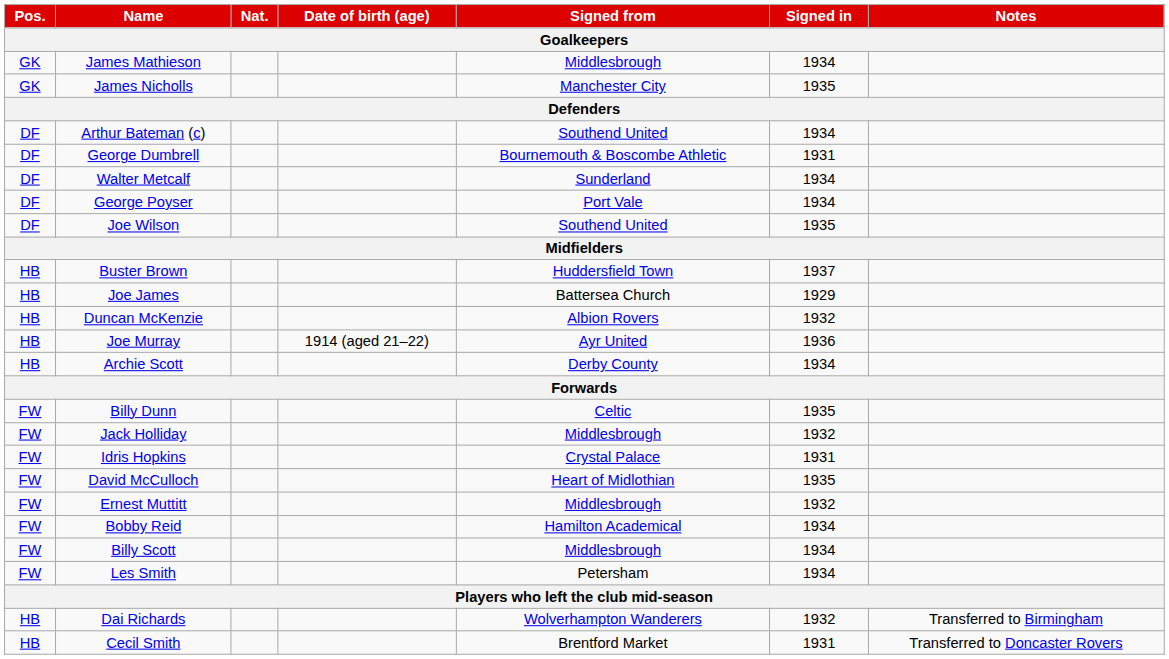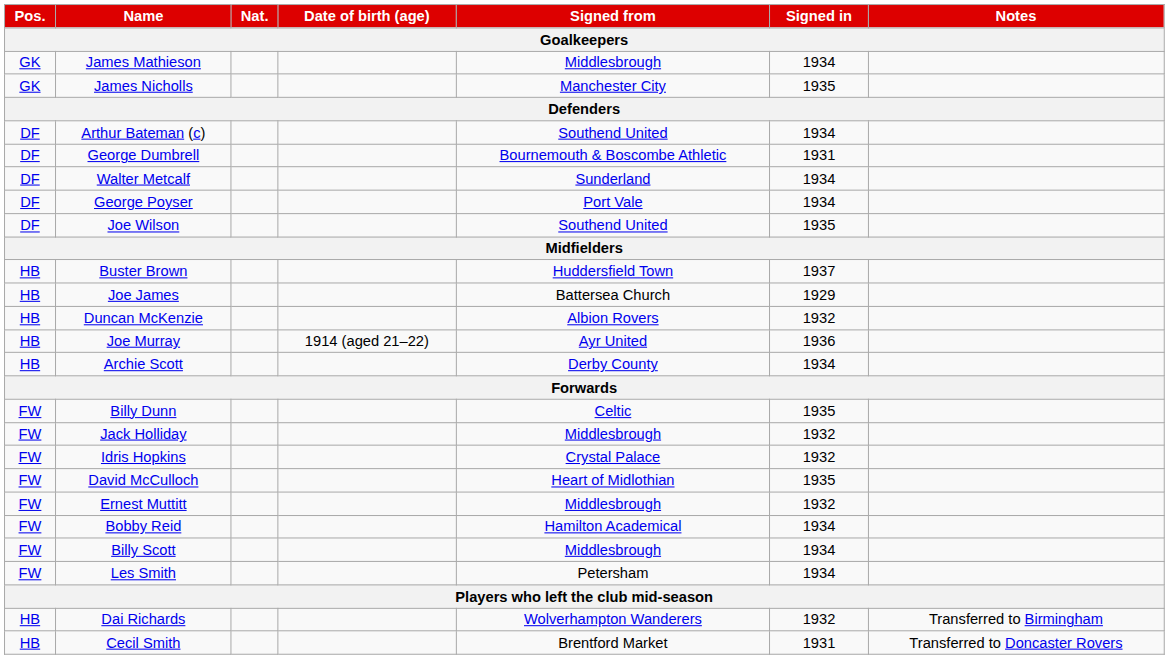(819, 457) 1931 -> (819, 457) 1932
